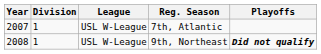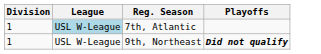- column: (17, 12)
(114, 27) no background -> (88, 27) lightblue background
